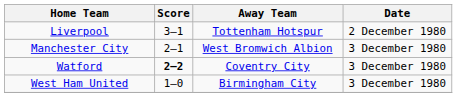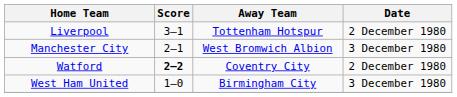(397, 66) 3 December 1980 -> (397, 66) 2 December 1980
